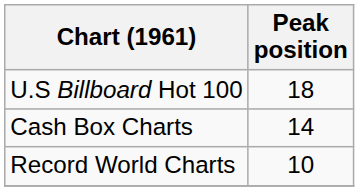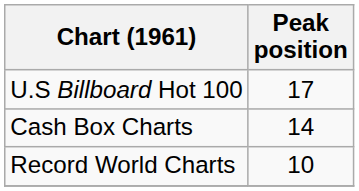(301, 89) 18 -> (301, 89) 17
